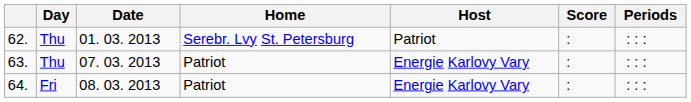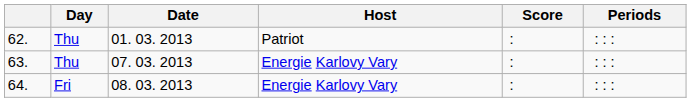- column: (285, 16)
